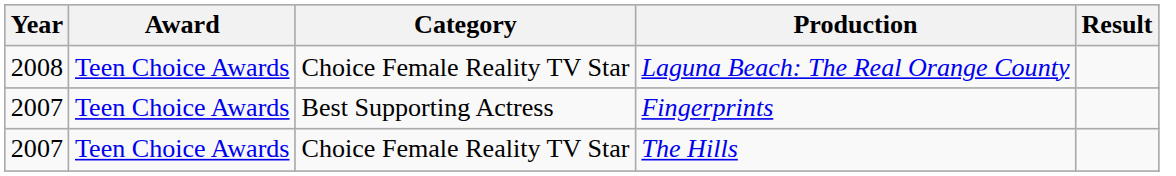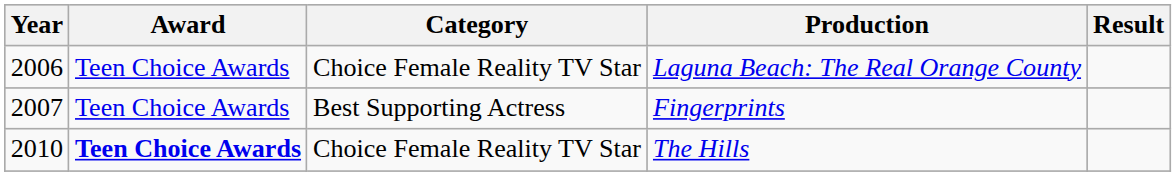(37, 66) 2008 -> (37, 66) 2006
(37, 149) 2007 -> (37, 149) 2010
(182, 149) normal -> (188, 149) bold
